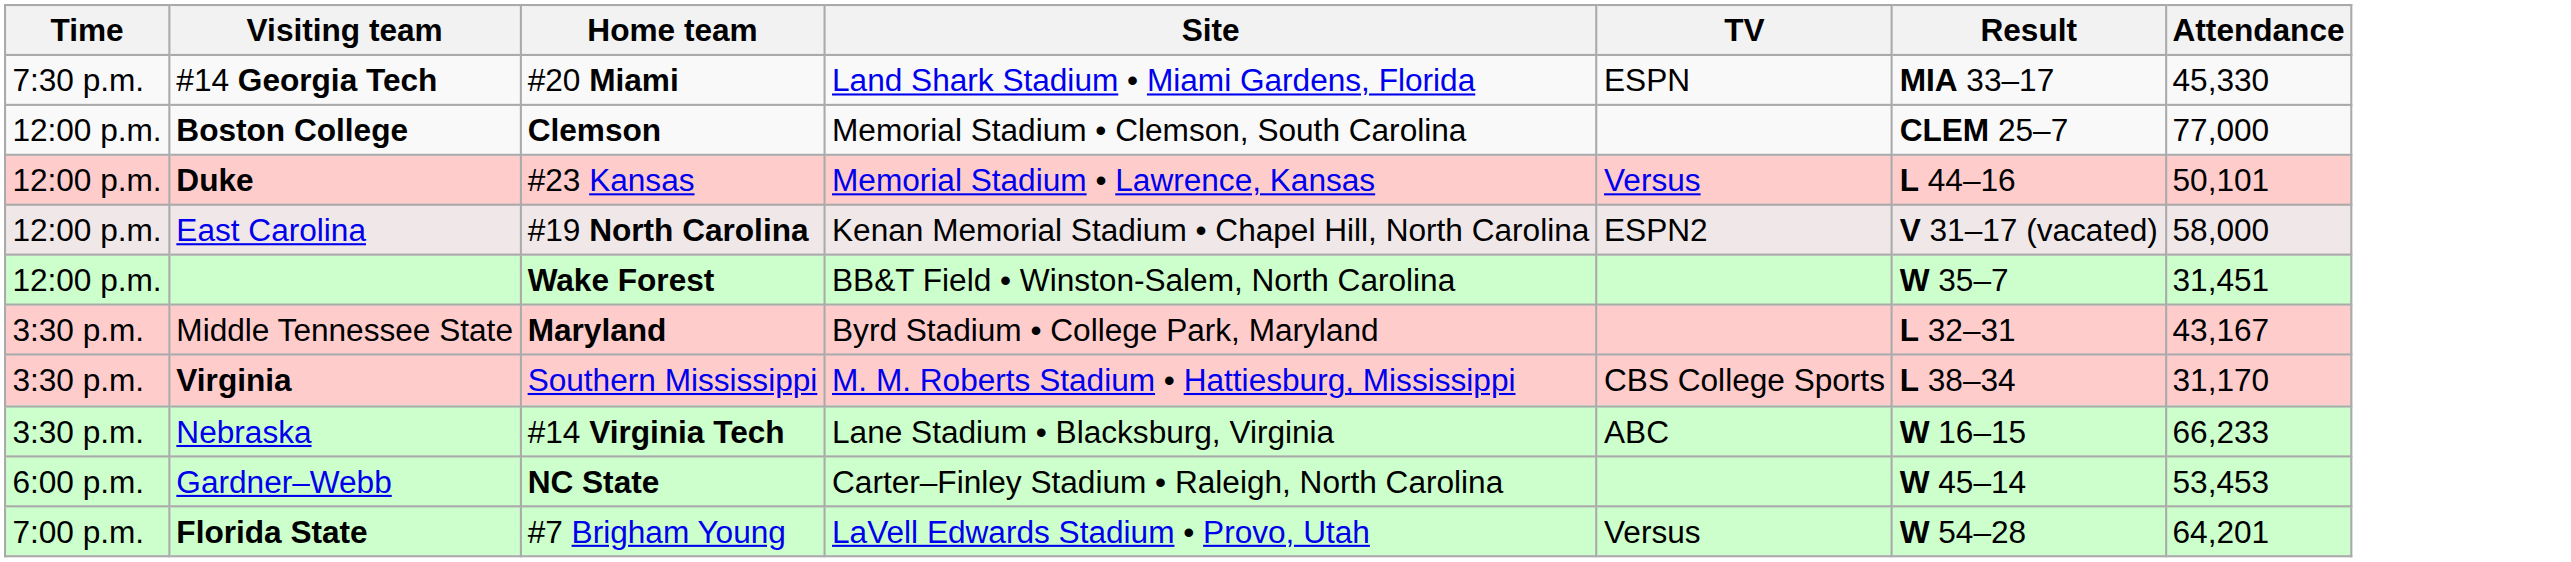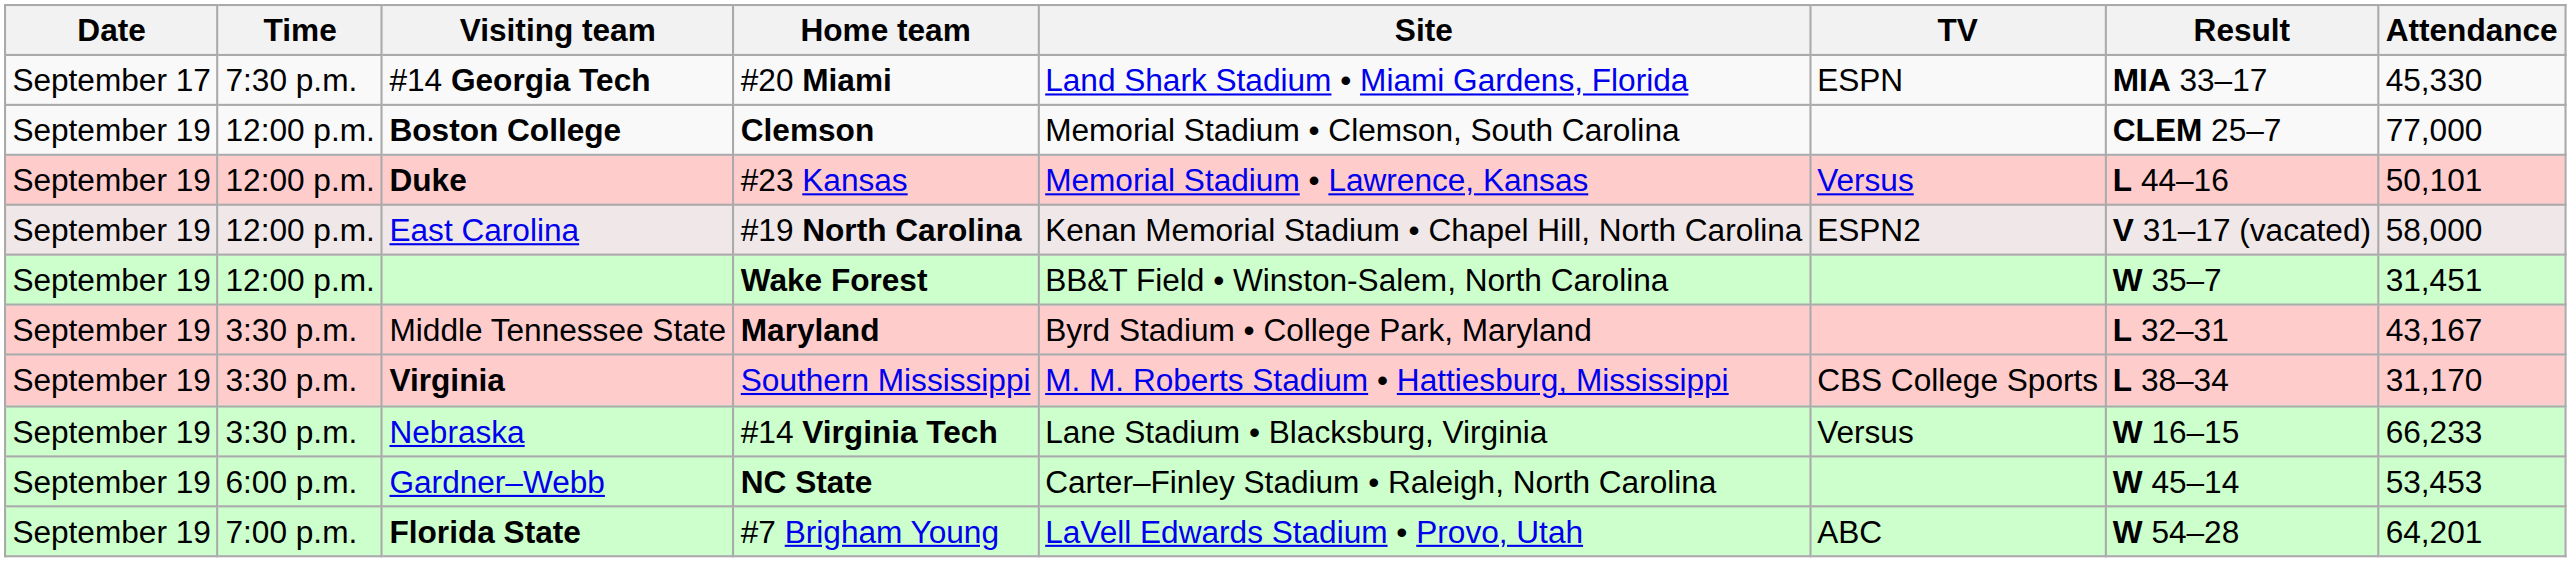+ column: (112, 30)
(1636, 431) ABC -> (1865, 431) Versus
(1652, 531) Versus -> (1850, 531) ABC
